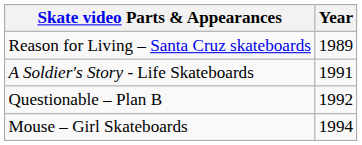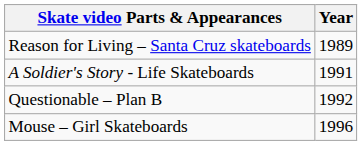(336, 126) 1994 -> (336, 126) 1996
